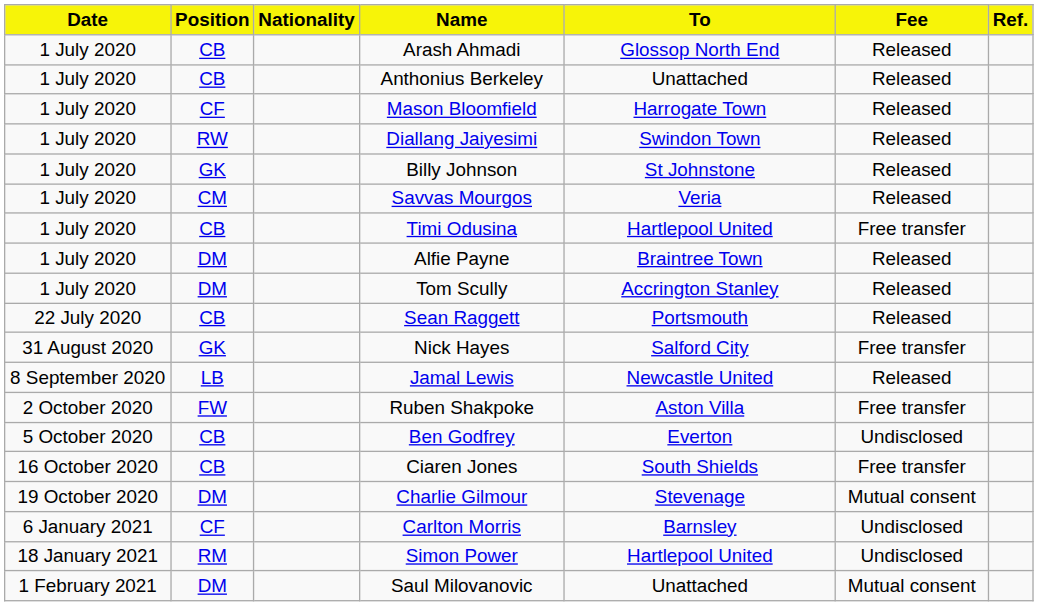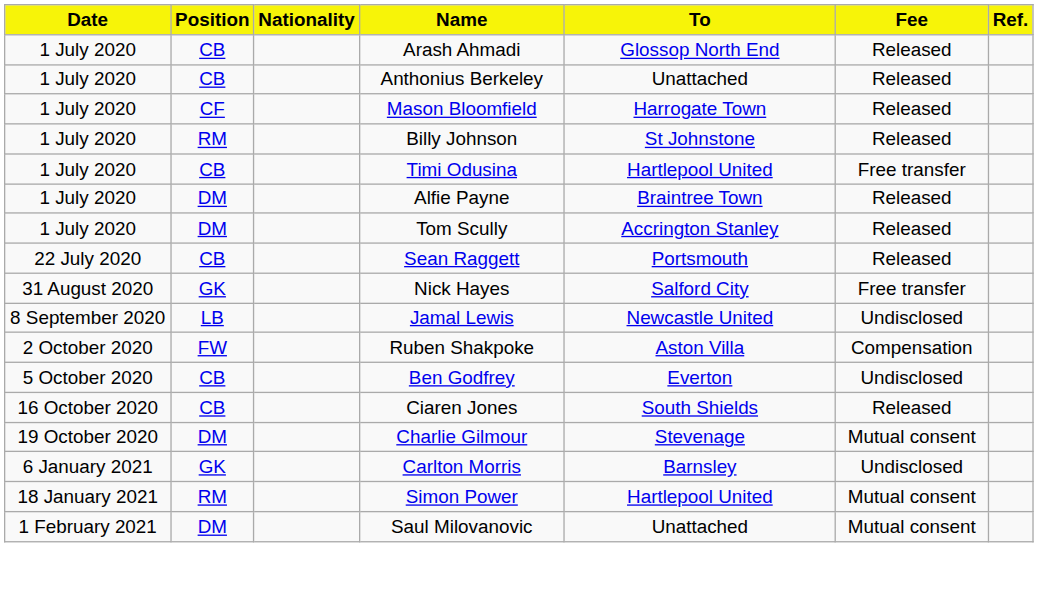- row: (462, 139)
(212, 169) GK -> (212, 139) RM
- row: (462, 199)
(912, 378) Released -> (912, 318) Undisclosed
(912, 407) Free transfer -> (912, 348) Compensation
(912, 467) Free transfer -> (912, 407) Released
(212, 527) CF -> (212, 467) GK
(912, 556) Undisclosed -> (912, 497) Mutual consent
